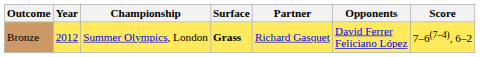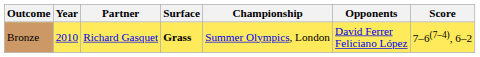columns swapped: (146, 13) <-> (292, 13)
(67, 37) 2012 -> (67, 37) 2010
